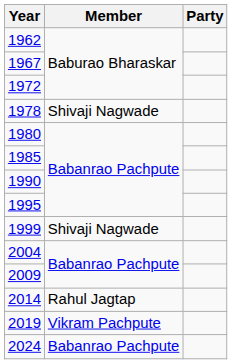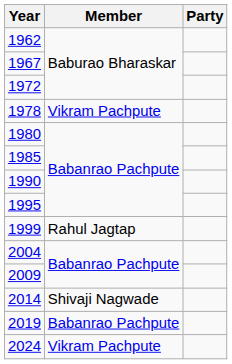(103, 110) Shivaji Nagwade -> (104, 110) Vikram Pachpute
(103, 228) Shivaji Nagwade -> (92, 228) Rahul Jagtap
(92, 299) Rahul Jagtap -> (103, 299) Shivaji Nagwade
(104, 323) Vikram Pachpute -> (114, 323) Babanrao Pachpute
(114, 346) Babanrao Pachpute -> (104, 346) Vikram Pachpute
